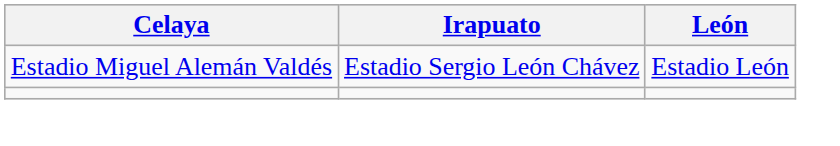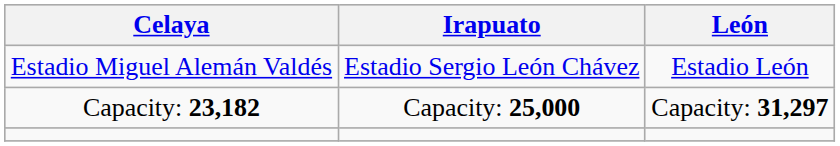+ row: (171, 107)
